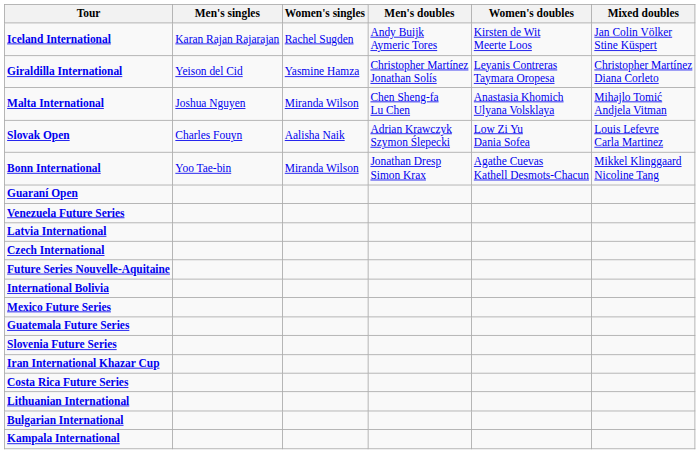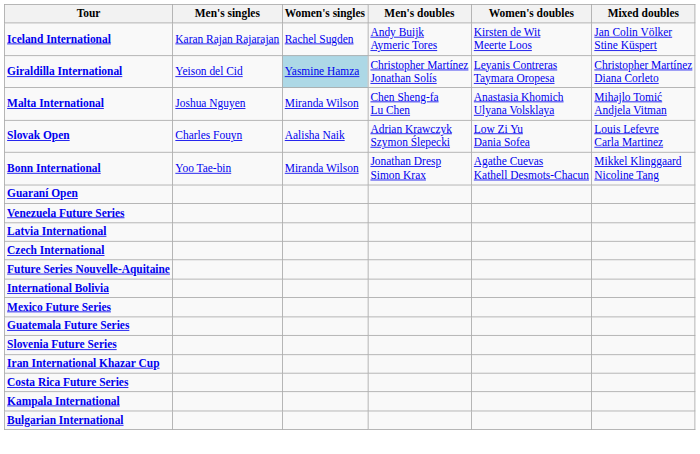(322, 71) no background -> (322, 71) lightblue background
- row: (68, 401)
rows swapped: (63, 438) <-> (65, 419)
